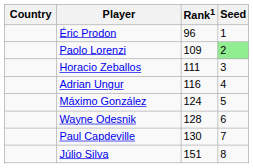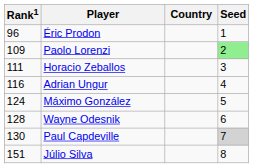columns swapped: (31, 14) <-> (199, 14)
(223, 136) no background -> (223, 136) lightgrey background
